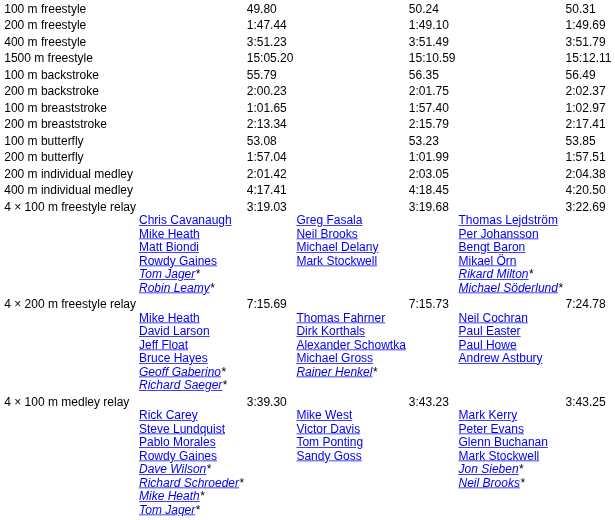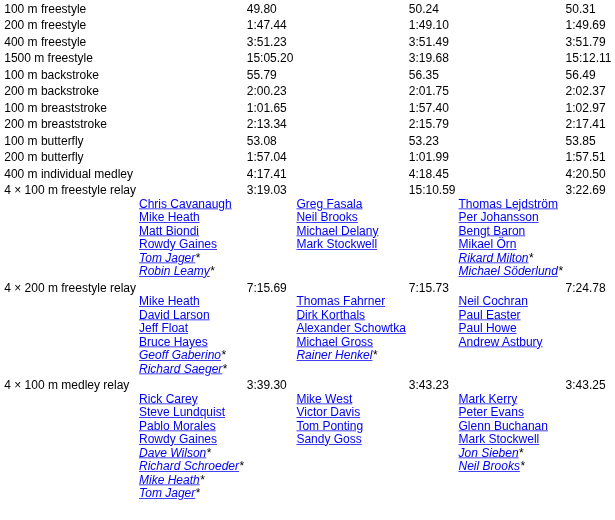(432, 58) 15:10.59 -> (429, 58) 3:19.68
- row: (69, 174)
(429, 207) 3:19.68 -> (432, 190) 15:10.59
